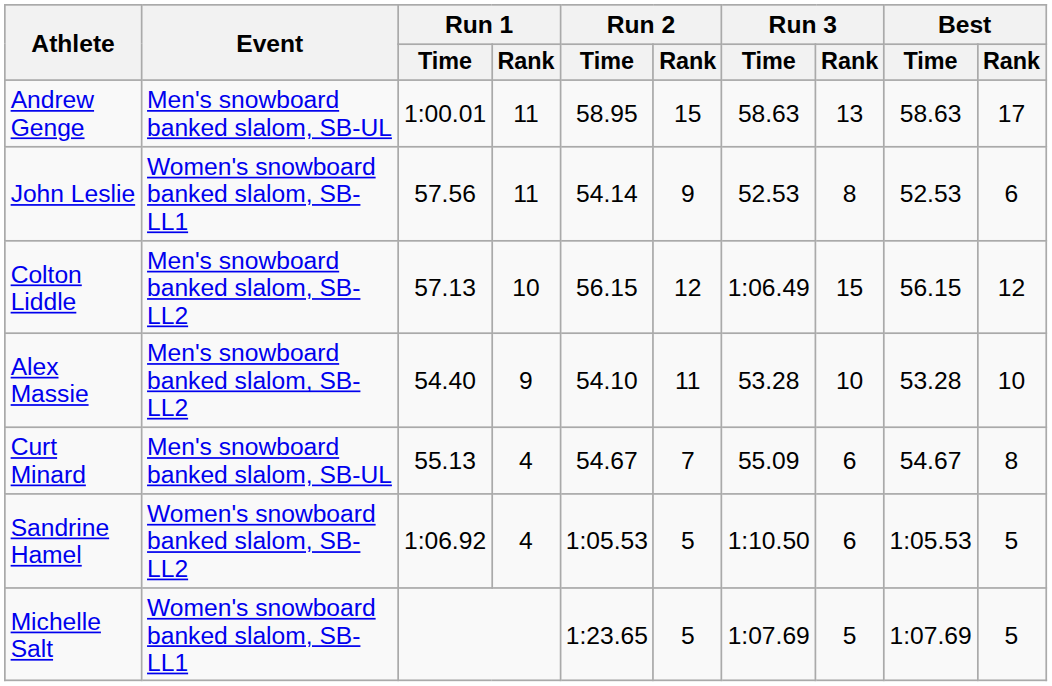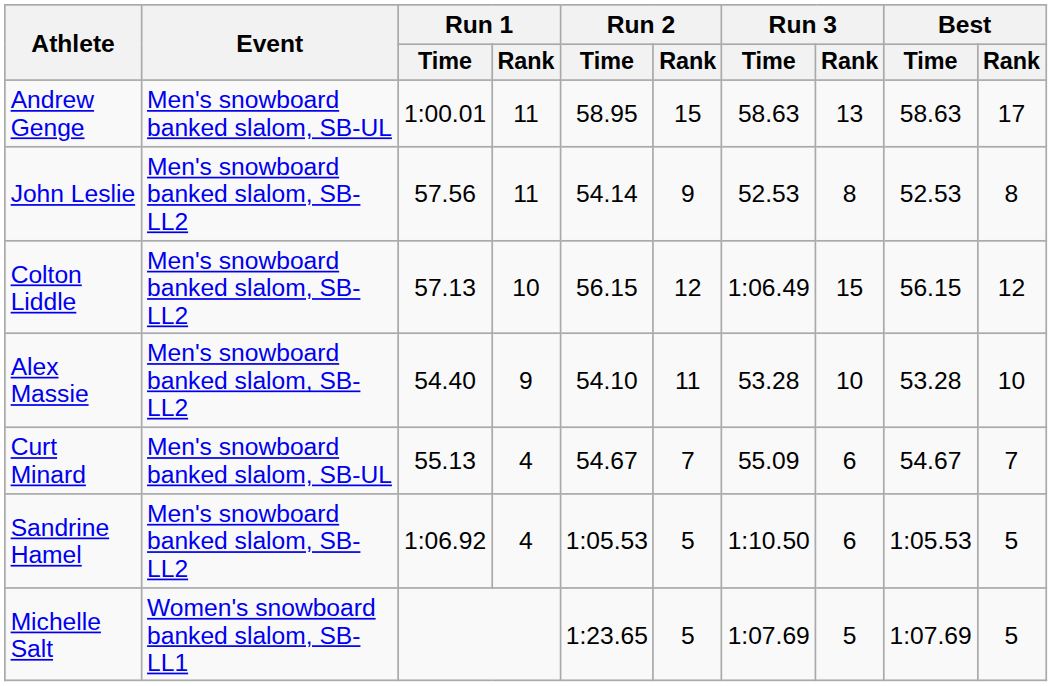(261, 194) Women's snowboard banked slalom, SB-LL1 -> (254, 194) Men's snowboard banked slalom, SB-LL2
(1011, 194) 6 -> (1011, 194) 8
(1011, 461) 8 -> (1011, 461) 7
(261, 541) Women's snowboard banked slalom, SB-LL2 -> (254, 541) Men's snowboard banked slalom, SB-LL2
